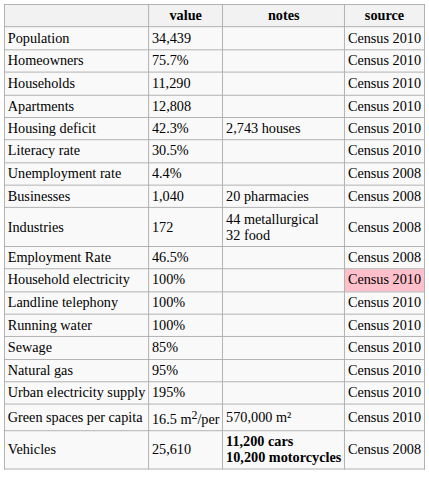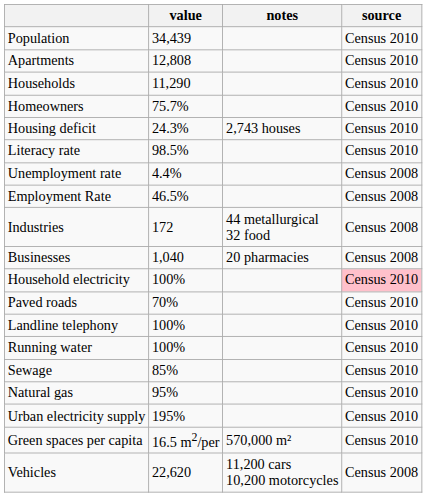rows swapped: (41, 106) <-> (46, 60)
(170, 128) 42.3% -> (170, 128) 24.3%
(170, 151) 30.5% -> (170, 151) 98.5%
rows swapped: (59, 257) <-> (39, 196)
+ row: (42, 302)
(171, 450) 25,610 -> (171, 472) 22,620
(284, 450) bold -> (282, 472) normal
